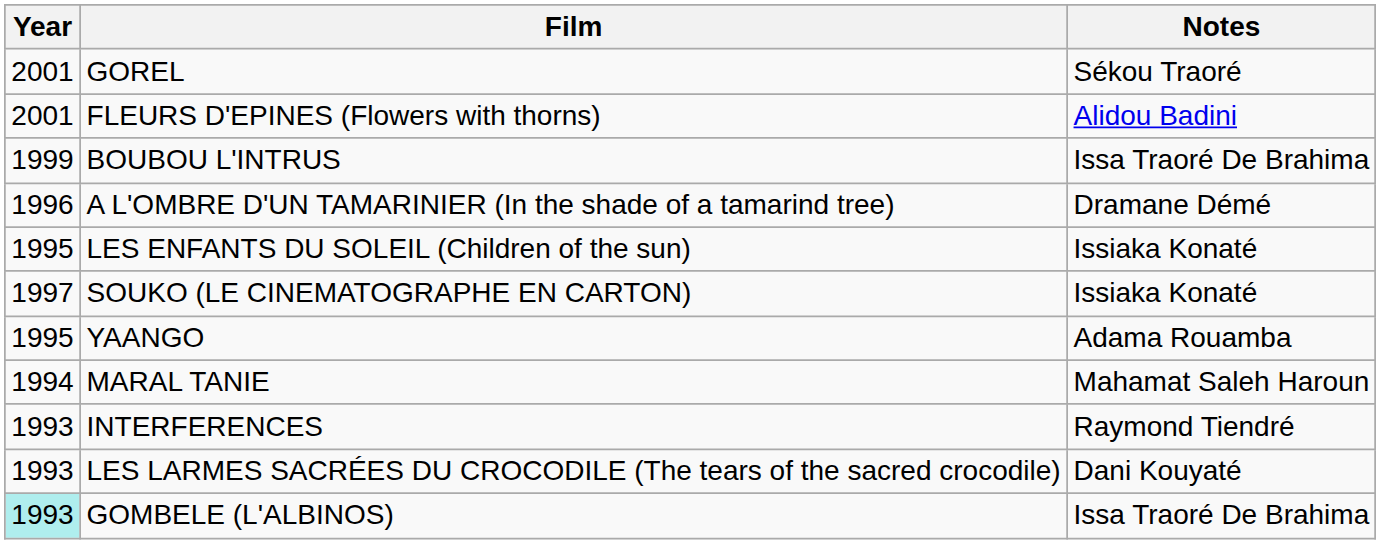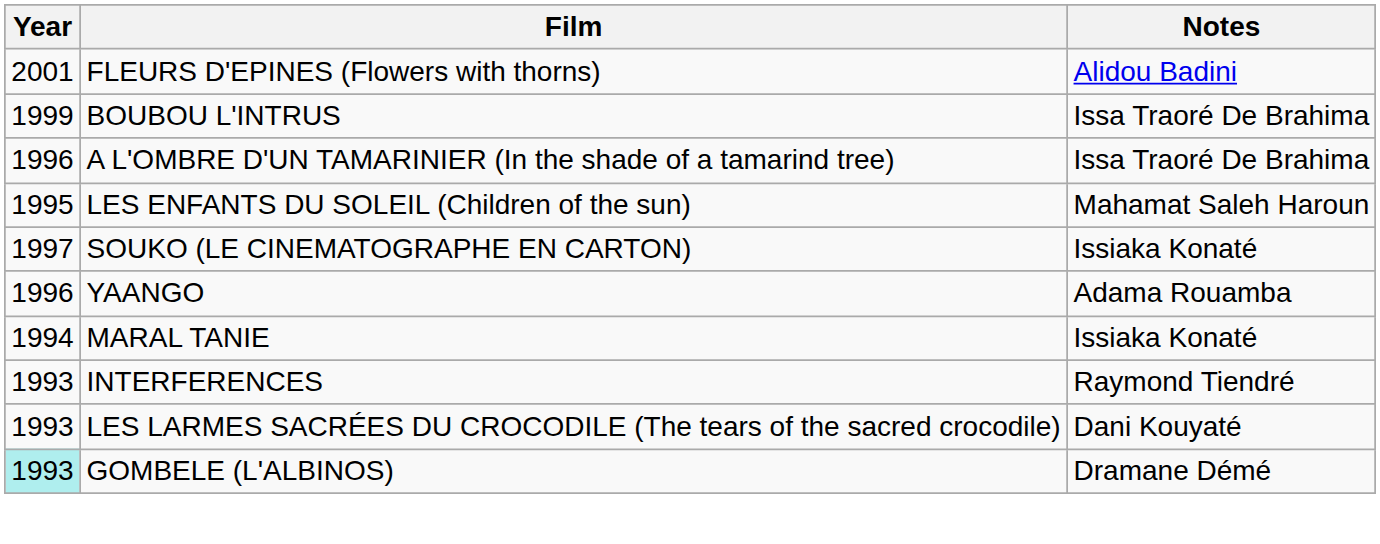- row: (136, 71)
(1172, 204) Dramane Démé -> (1221, 159) Issa Traoré De Brahima
(1165, 248) Issiaka Konaté -> (1221, 204) Mahamat Saleh Haroun
(42, 337) 1995 -> (42, 293) 1996
(1221, 381) Mahamat Saleh Haroun -> (1165, 337) Issiaka Konaté
(1221, 515) Issa Traoré De Brahima -> (1172, 470) Dramane Démé
